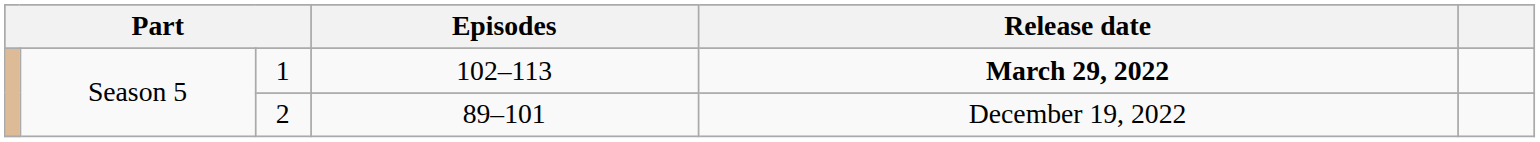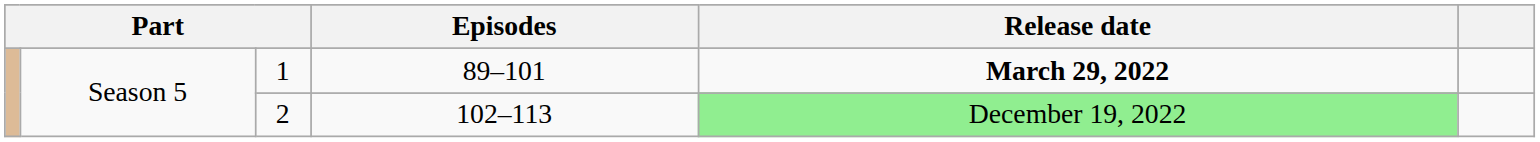(504, 70) 102–113 -> (504, 70) 89–101
(504, 114) 89–101 -> (504, 114) 102–113
(1078, 114) no background -> (1078, 114) lightgreen background
